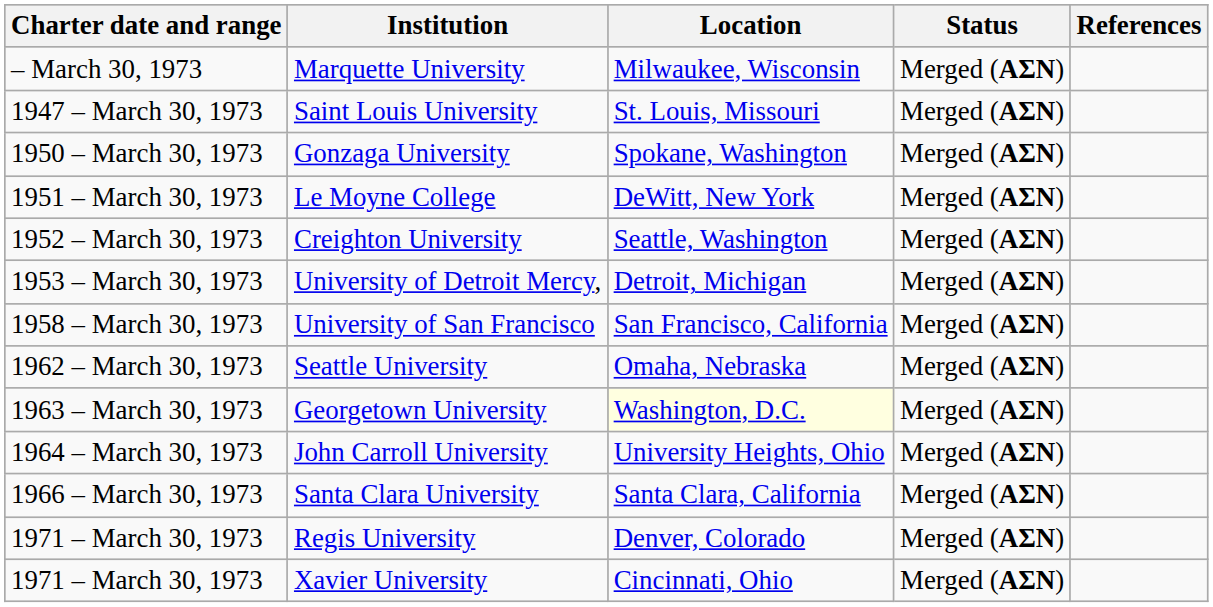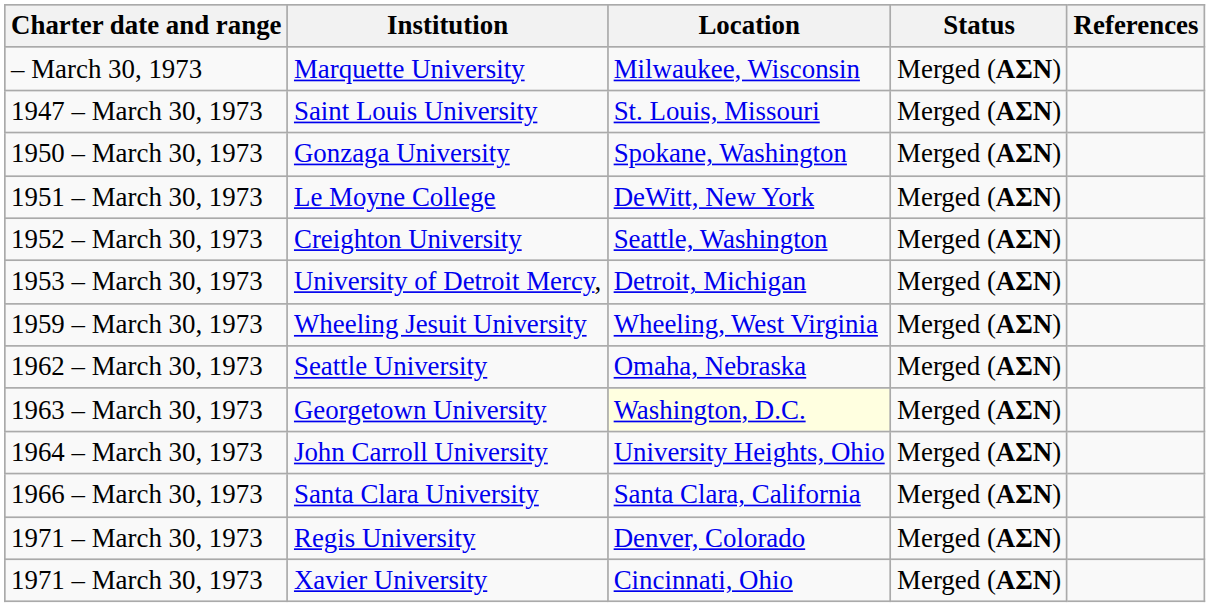- row: (444, 324)
+ row: (440, 324)
